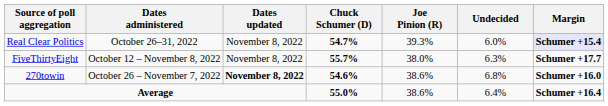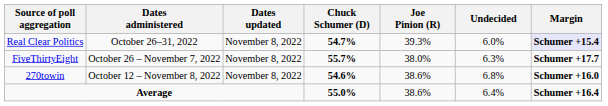(154, 59) October 12 – November 8, 2022 -> (154, 59) October 26 – November 7, 2022
(154, 75) October 26 – November 7, 2022 -> (154, 75) October 12 – November 8, 2022
(264, 75) bold -> (263, 75) normal
